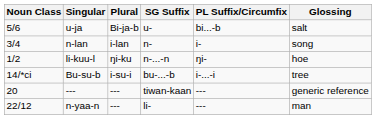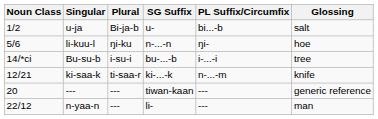(13, 28) 5/6 -> (13, 28) 1/2
- row: (77, 43)
(13, 59) 1/2 -> (13, 43) 5/6
+ row: (83, 75)
